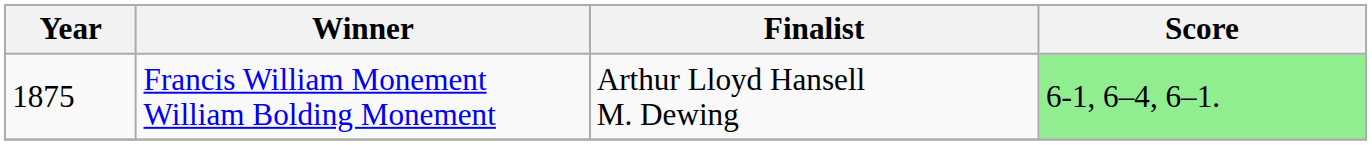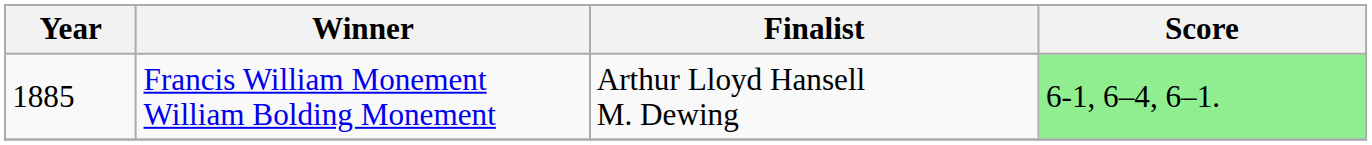(43, 96) 1875 -> (43, 96) 1885
